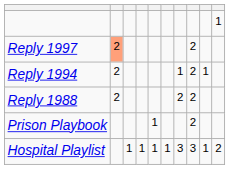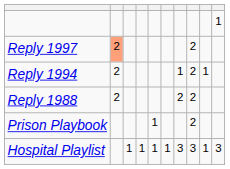(218, 148) 2 -> (218, 148) 3
